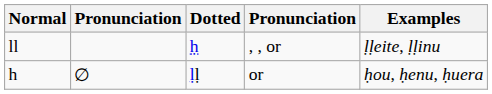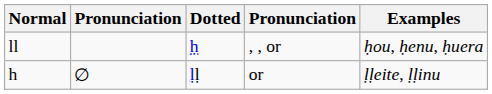(402, 46) ḷḷeite, ḷḷinu -> (424, 46) ḥou, ḥenu, ḥuera
(424, 74) ḥou, ḥenu, ḥuera -> (402, 74) ḷḷeite, ḷḷinu
